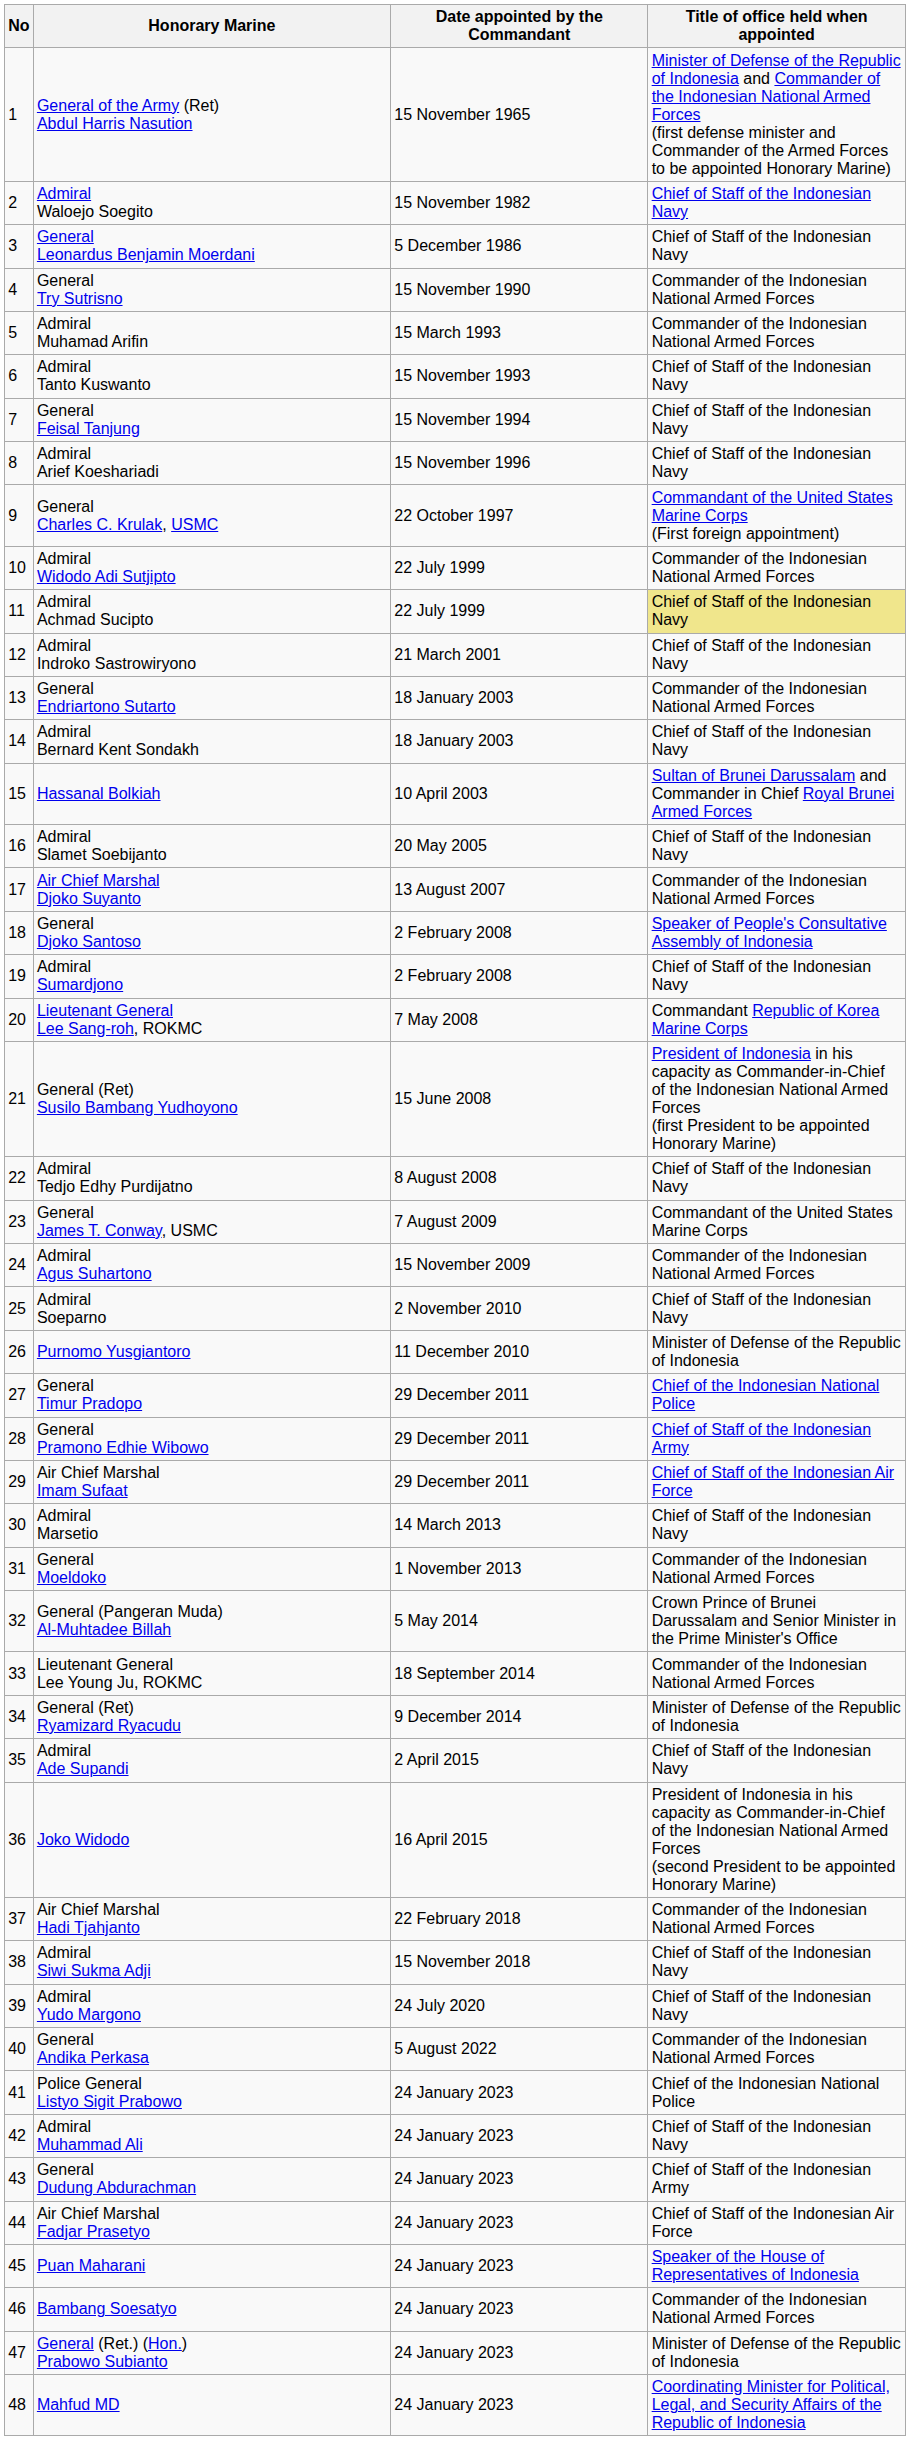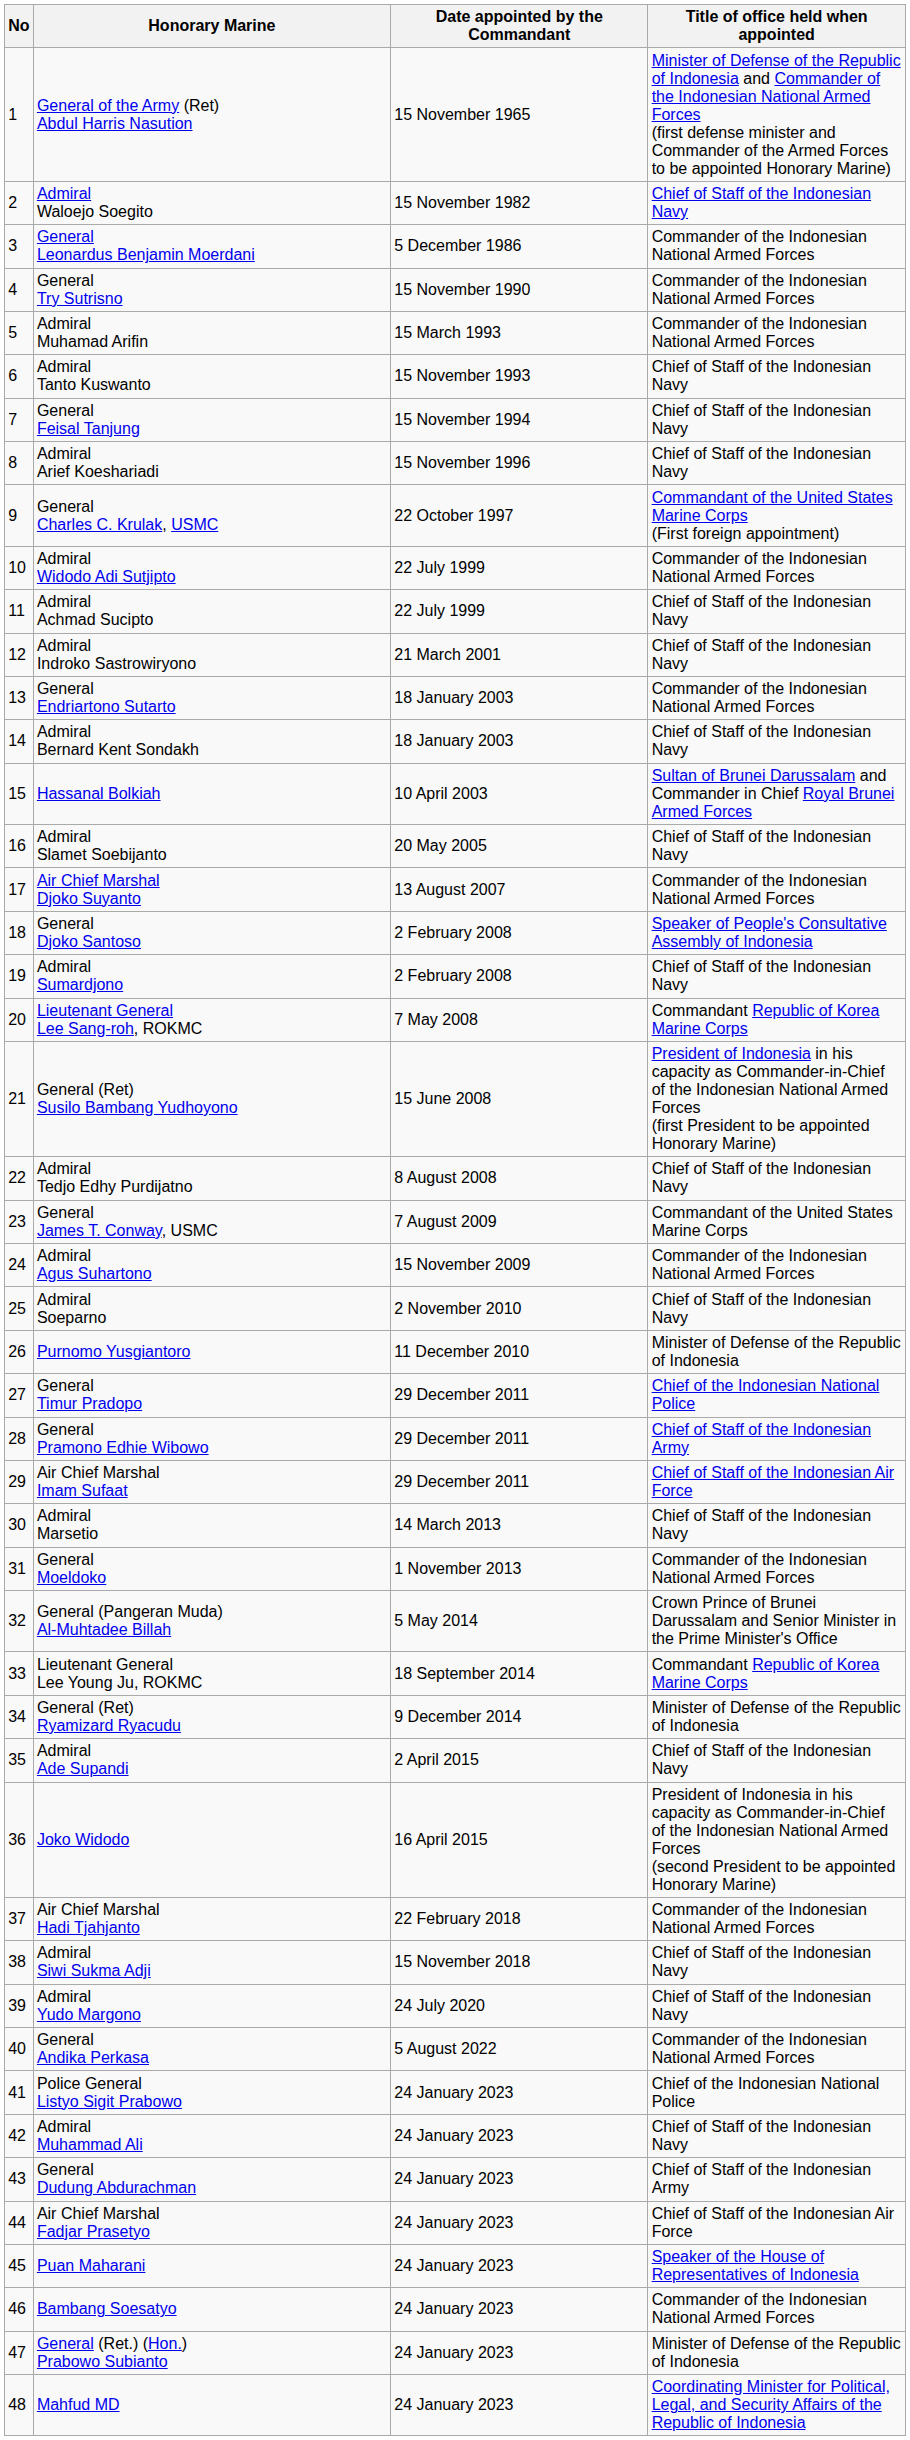(761, 246) Chief of Staff of the Indonesian Navy -> (759, 246) Commander of the Indonesian National Armed Forces
(761, 611) khaki background -> (761, 611) no background
(759, 1673) Commander of the Indonesian National Armed Forces -> (765, 1673) Commandant Republic of Korea Marine Corps
